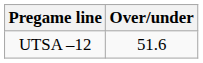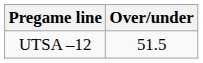(152, 44) 51.6 -> (152, 44) 51.5
